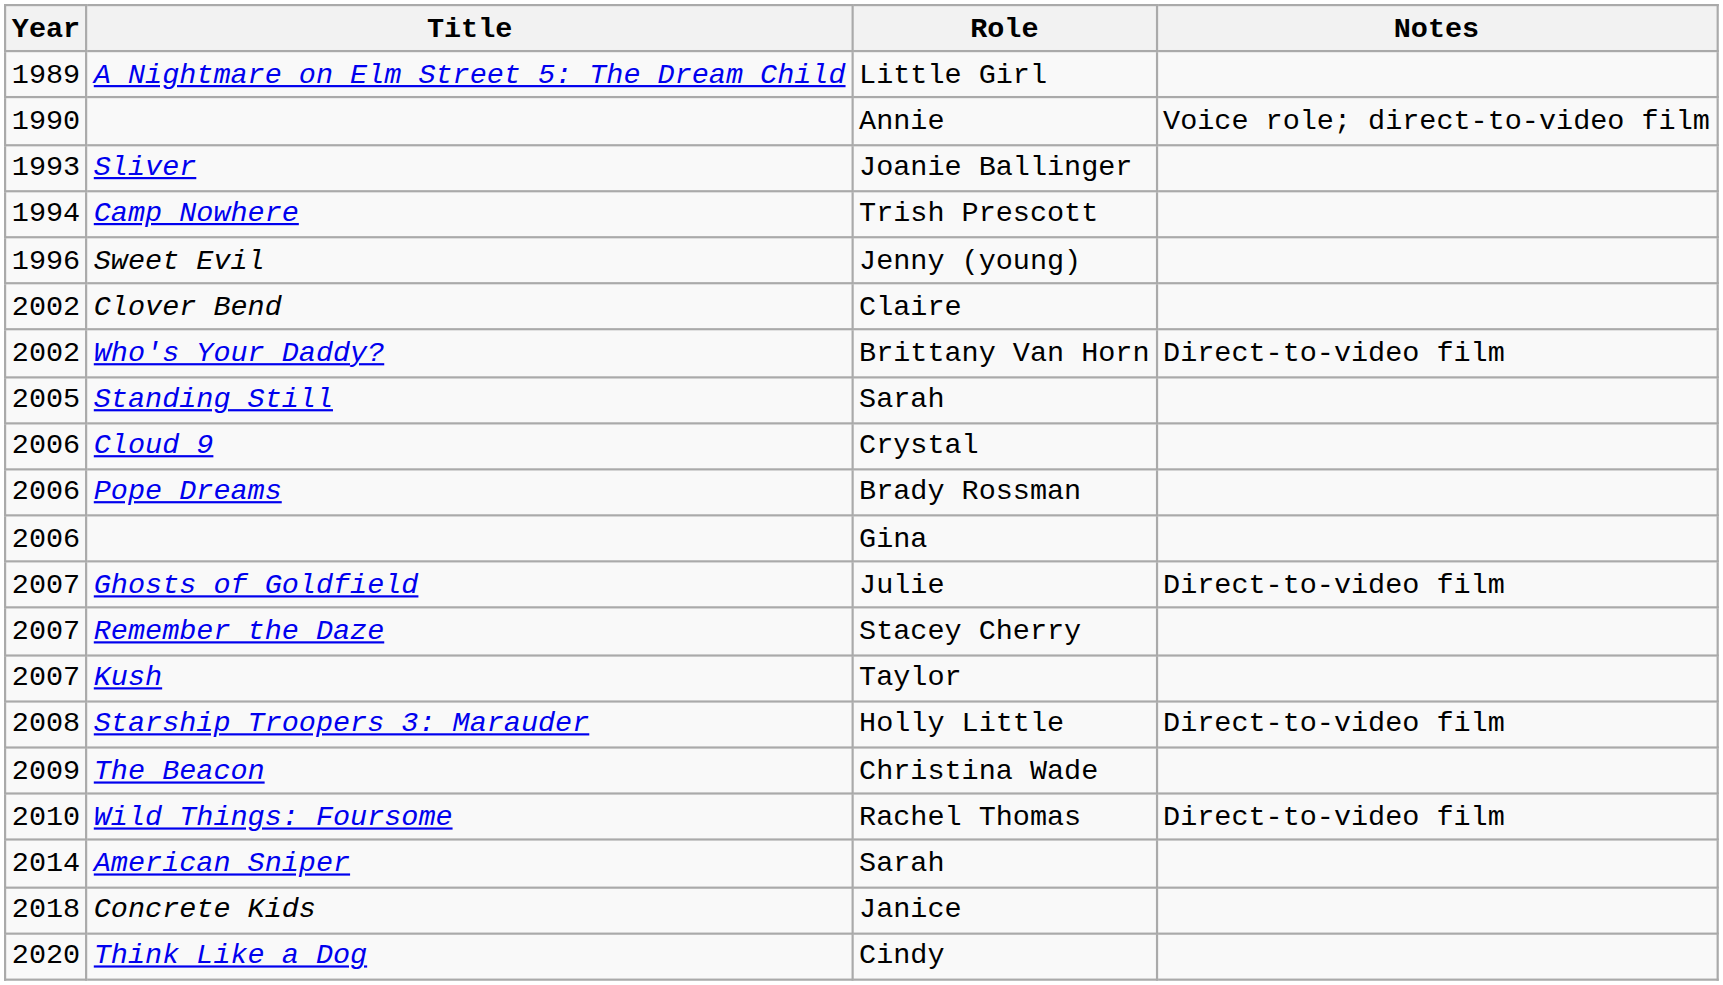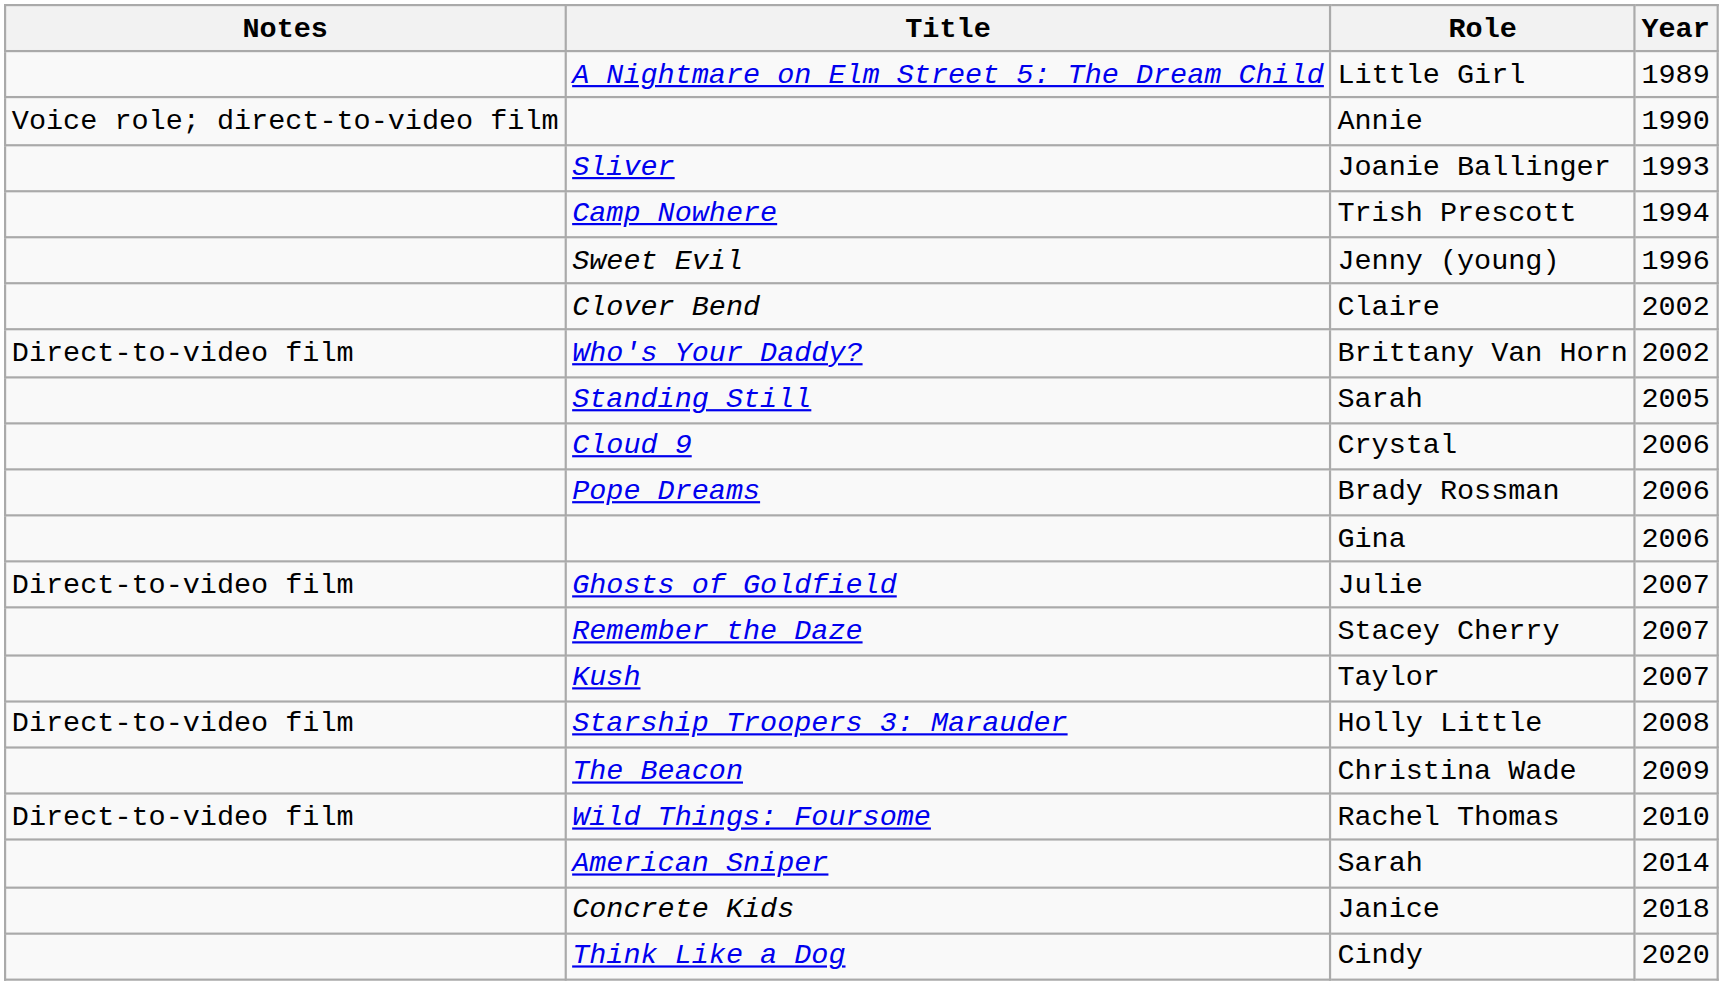columns swapped: (46, 28) <-> (1436, 28)
